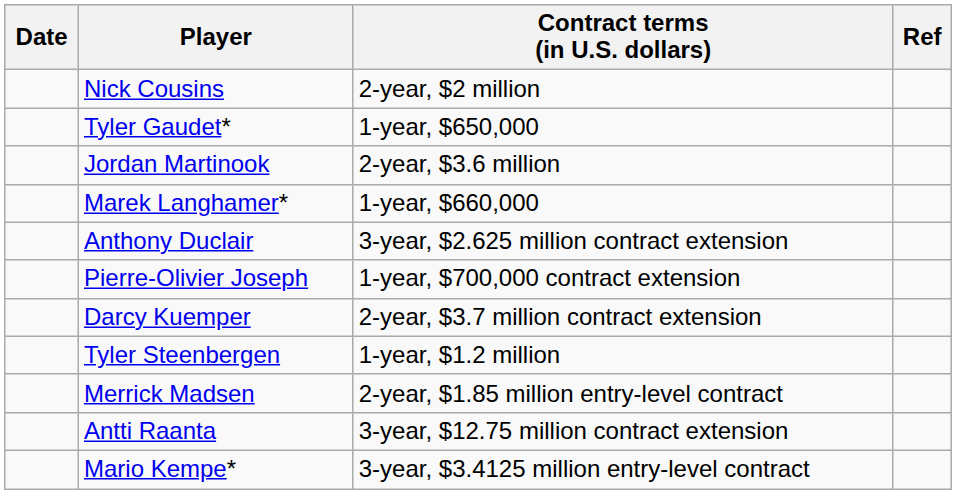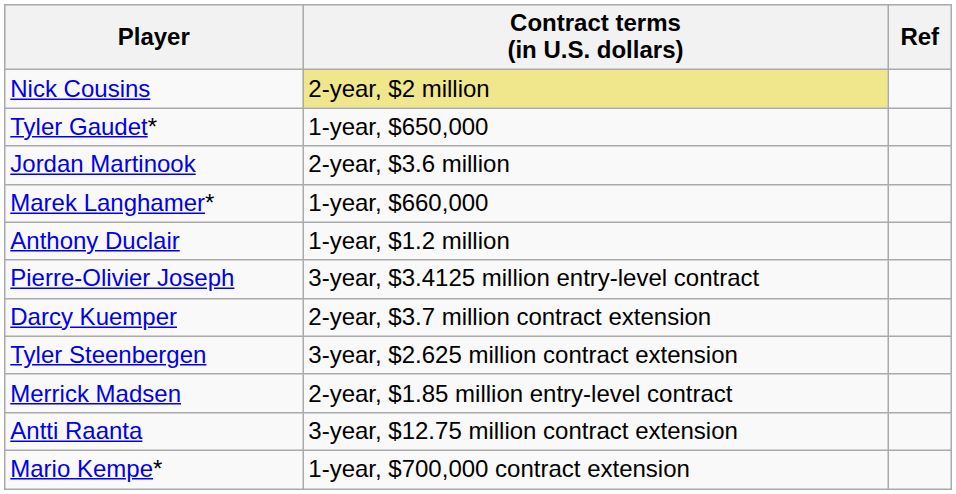- column: (42, 37)
(449, 88) no background -> (399, 88) khaki background
(574, 240) 3-year, $2.625 million contract extension -> (409, 240) 1-year, $1.2 million
(550, 278) 1-year, $700,000 contract extension -> (534, 278) 3-year, $3.4125 million entry-level contract
(459, 355) 1-year, $1.2 million -> (523, 355) 3-year, $2.625 million contract extension
(584, 469) 3-year, $3.4125 million entry-level contract -> (499, 469) 1-year, $700,000 contract extension
